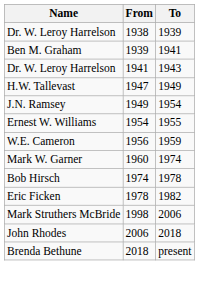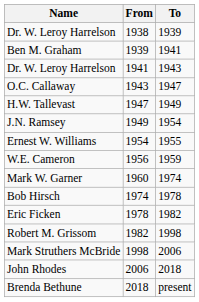+ row: (41, 86)
+ row: (52, 232)
